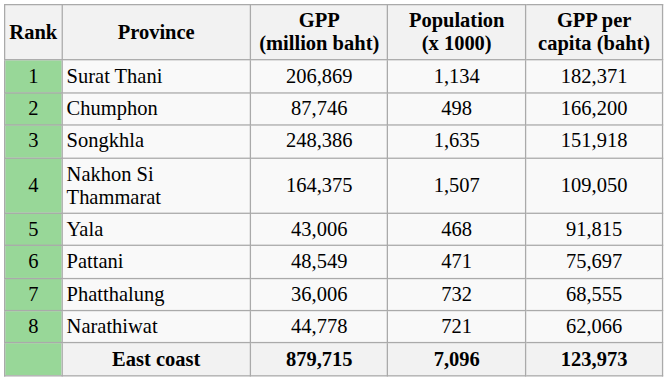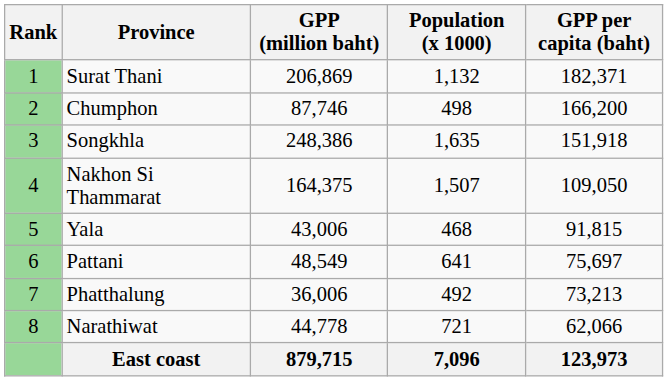(457, 76) 1,134 -> (457, 76) 1,132
(457, 261) 471 -> (457, 261) 641
(457, 294) 732 -> (457, 294) 492
(594, 294) 68,555 -> (594, 294) 73,213
